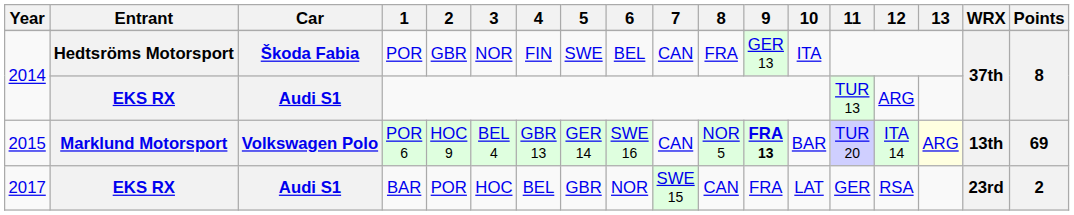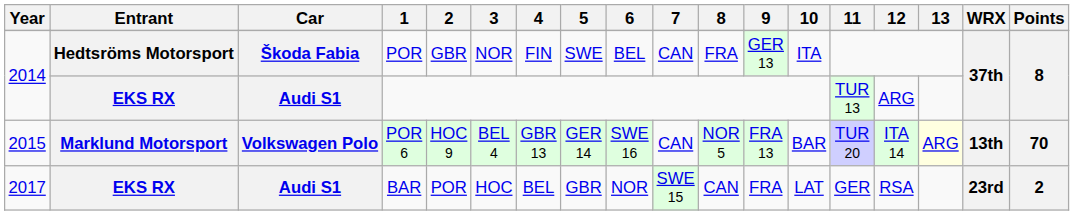(766, 143) bold -> (766, 142) normal
(1039, 143) 69 -> (1039, 143) 70
